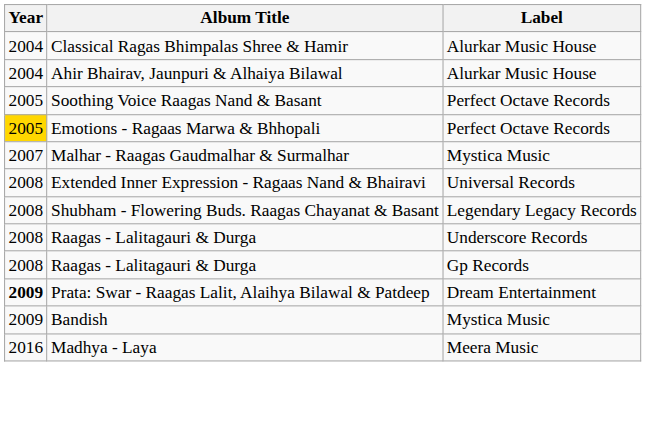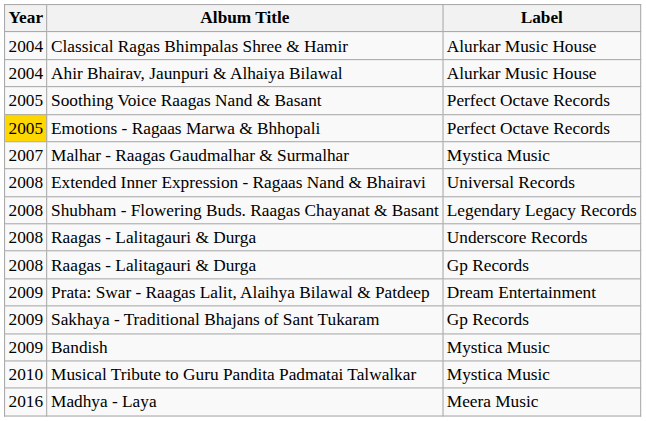(26, 292) bold -> (26, 292) normal
+ row: (215, 319)
+ row: (234, 374)
